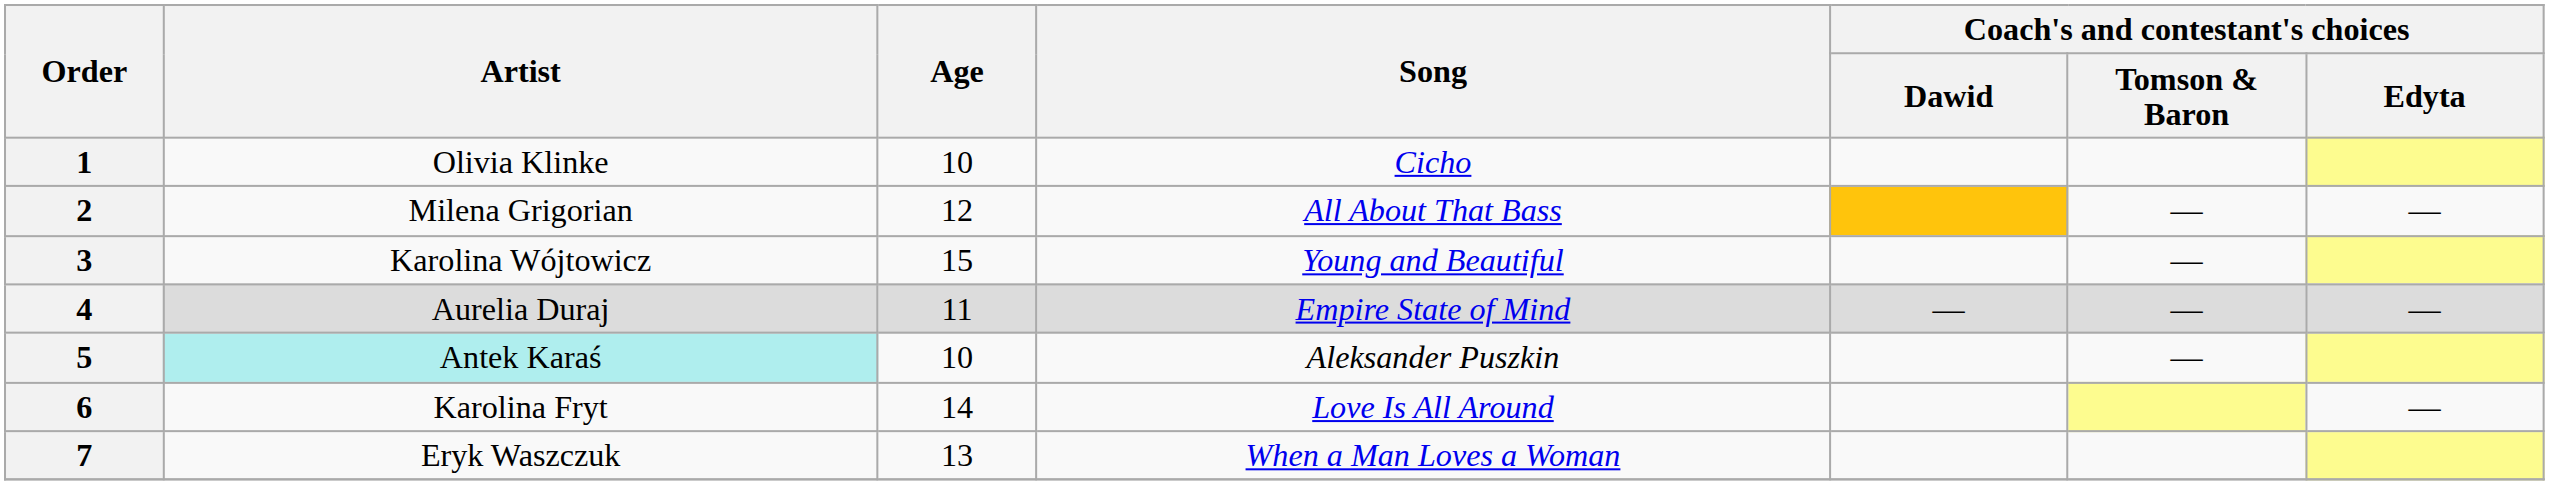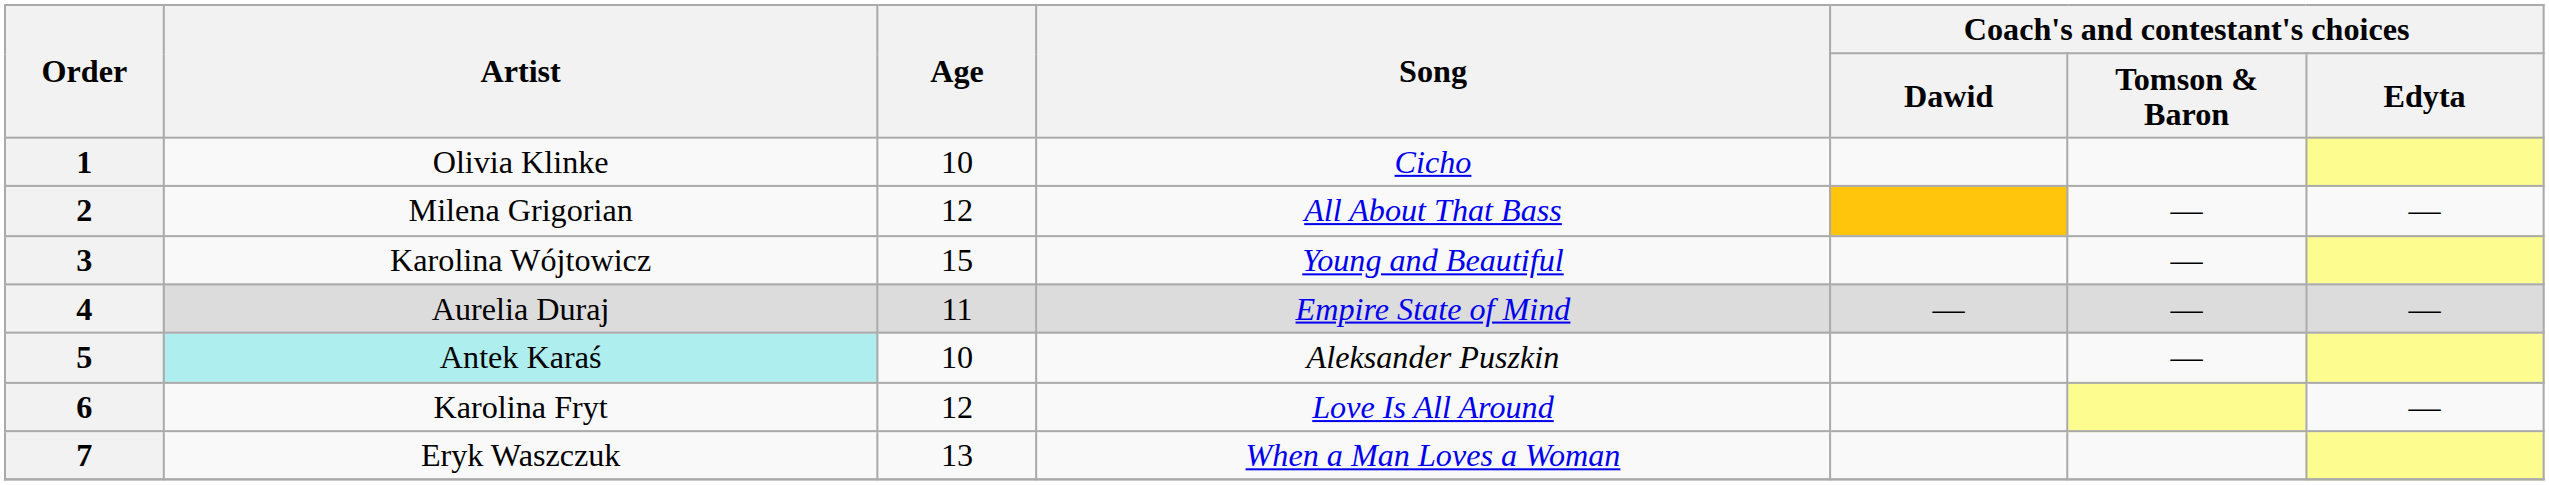(957, 407) 14 -> (957, 407) 12
